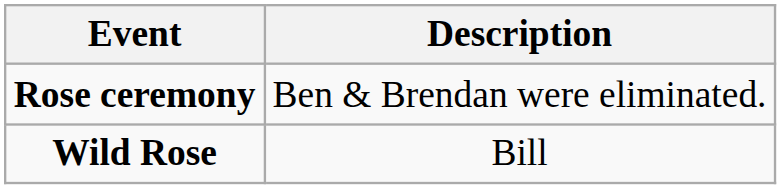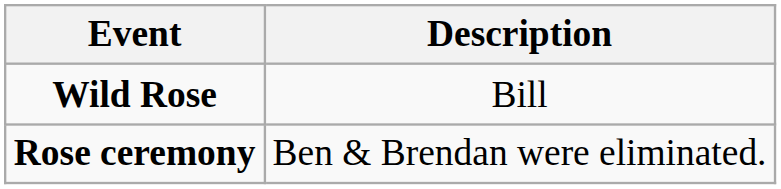rows swapped: (135, 152) <-> (135, 93)
